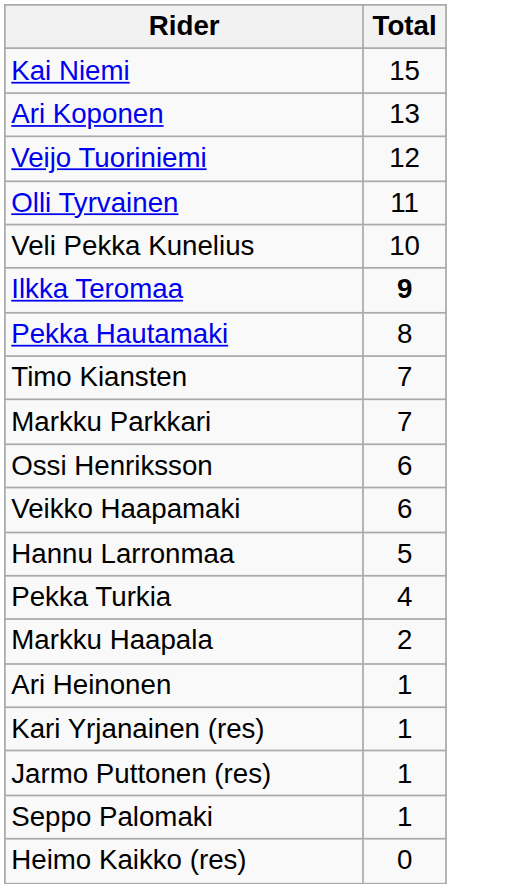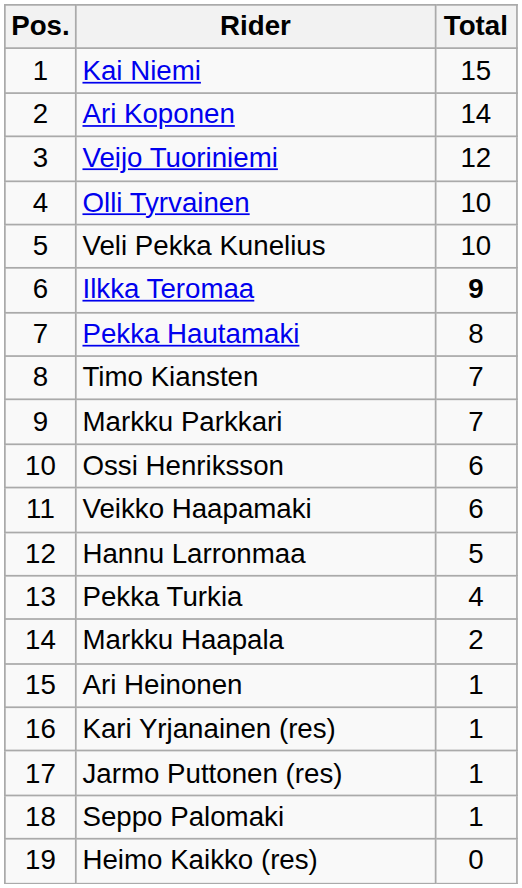+ column: (40, 26)
(405, 114) 13 -> (476, 114) 14
(405, 202) 11 -> (476, 202) 10
